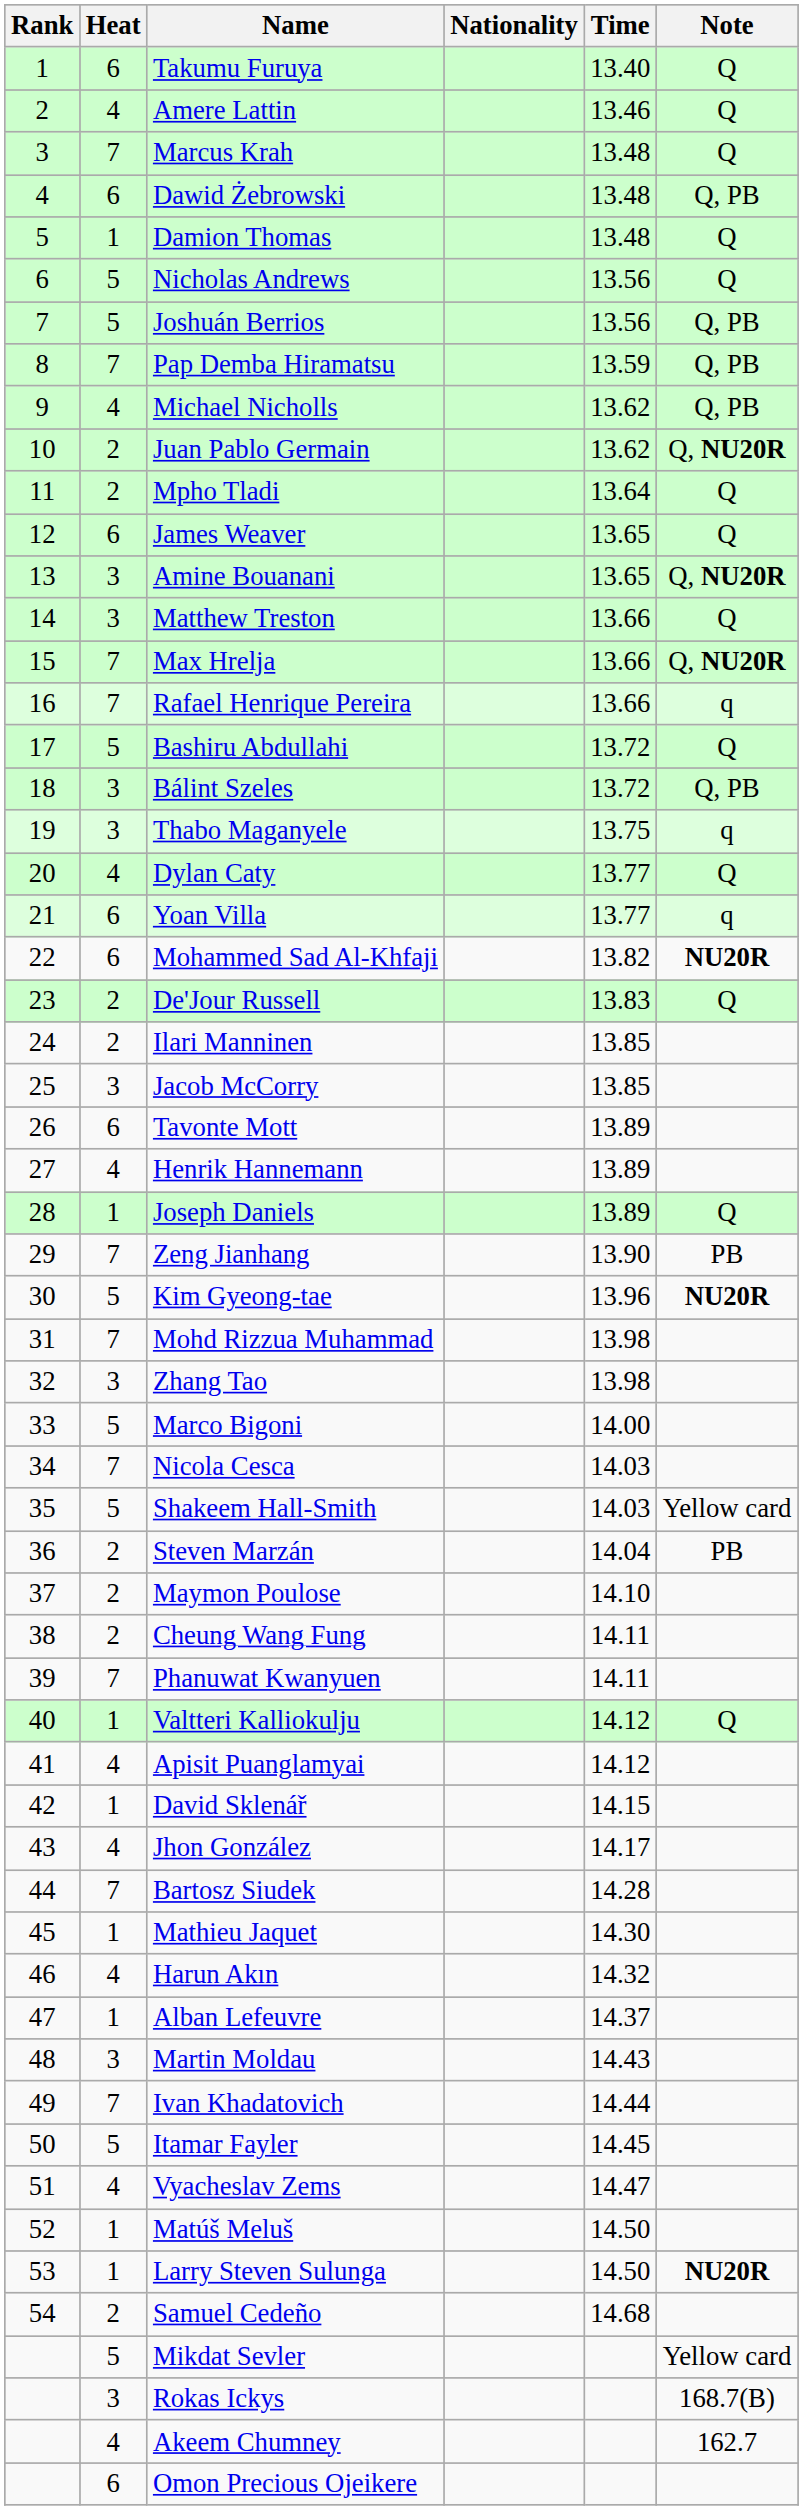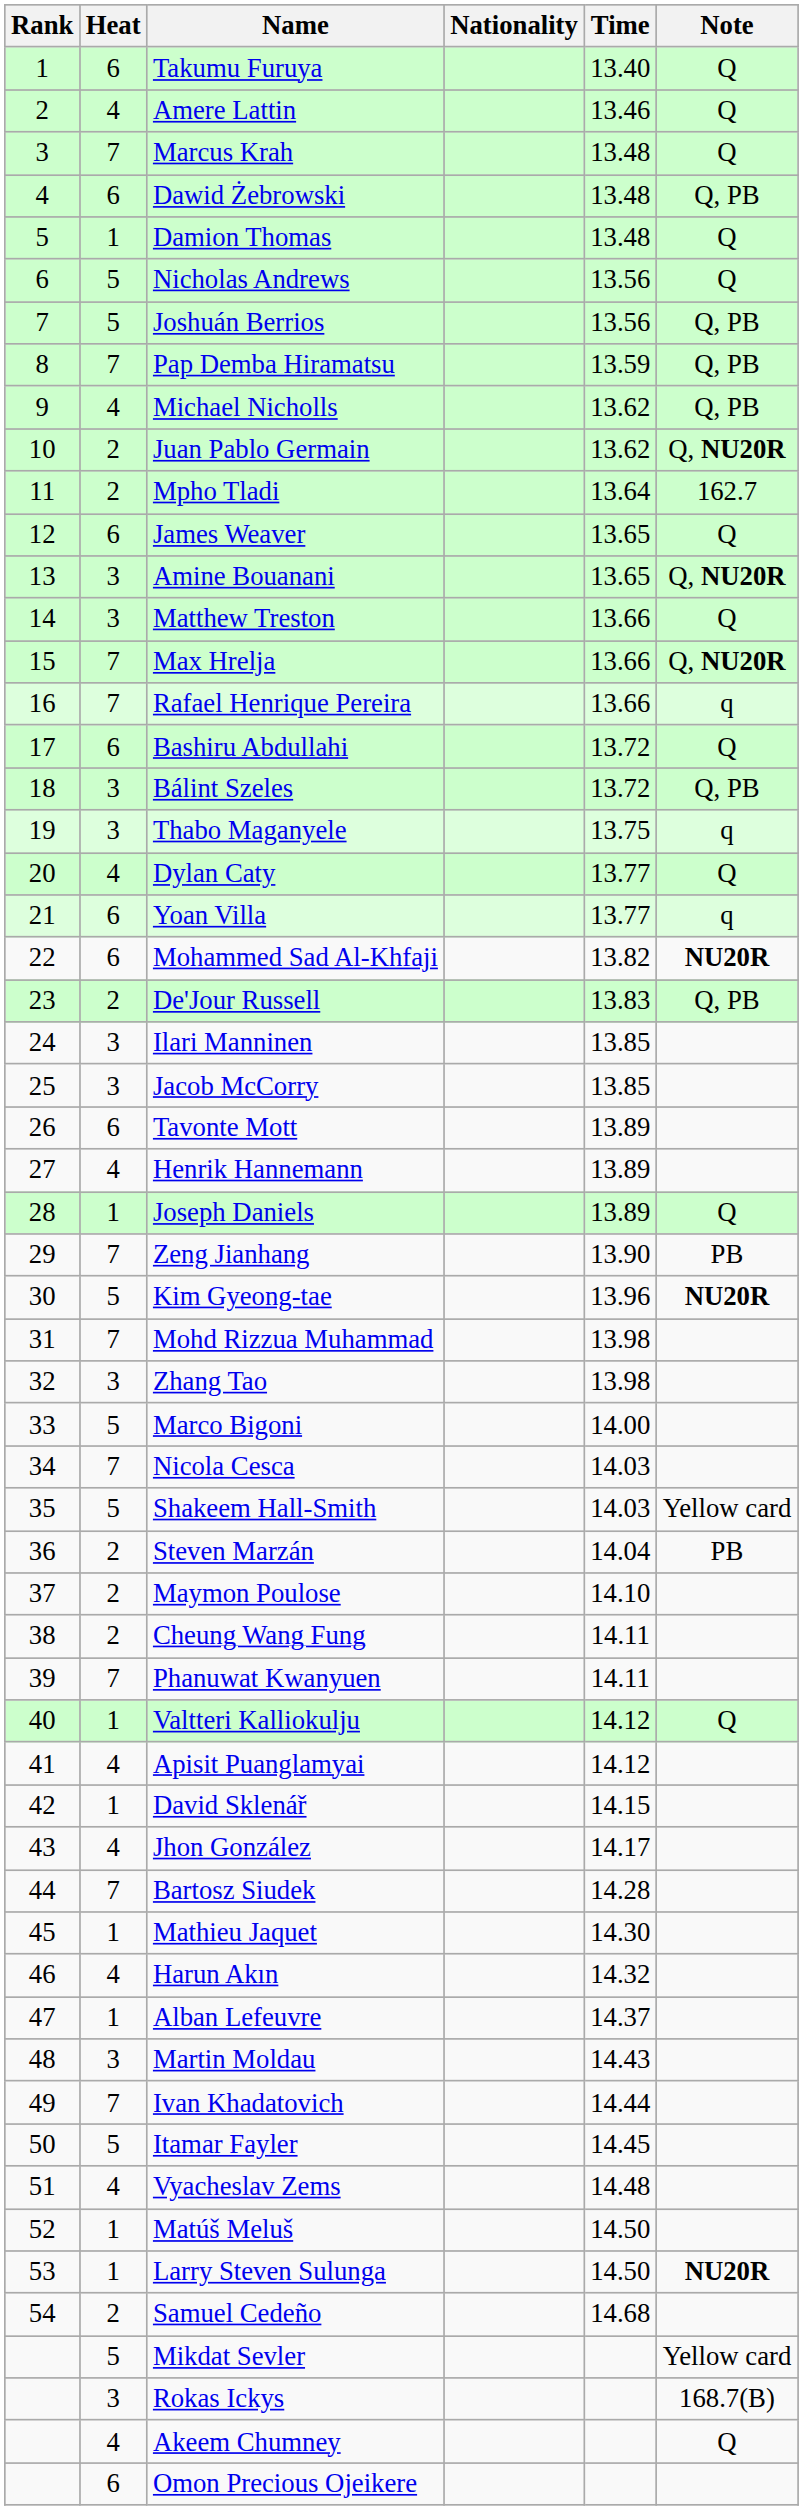(727, 491) Q -> (727, 491) 162.7
(113, 746) 5 -> (113, 746) 6
(727, 1000) Q -> (727, 1000) Q, PB
(113, 1042) 2 -> (113, 1042) 3
(620, 2186) 14.47 -> (620, 2186) 14.48
(727, 2441) 162.7 -> (727, 2441) Q
